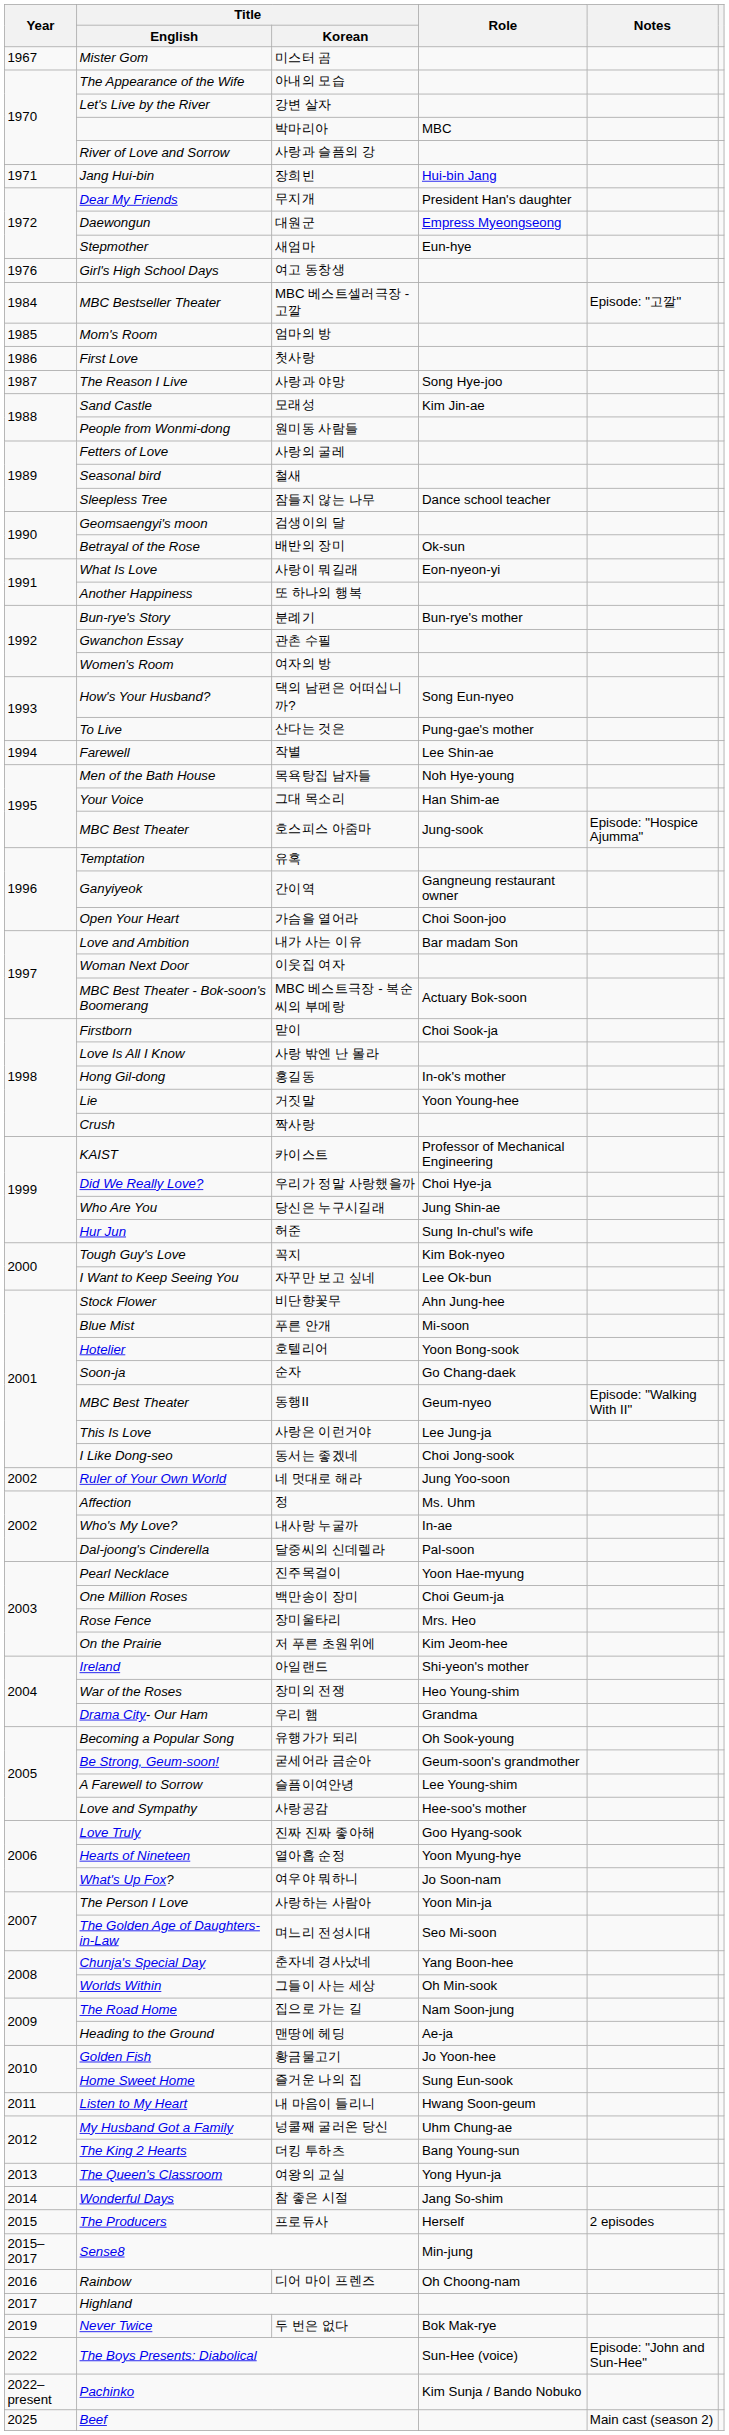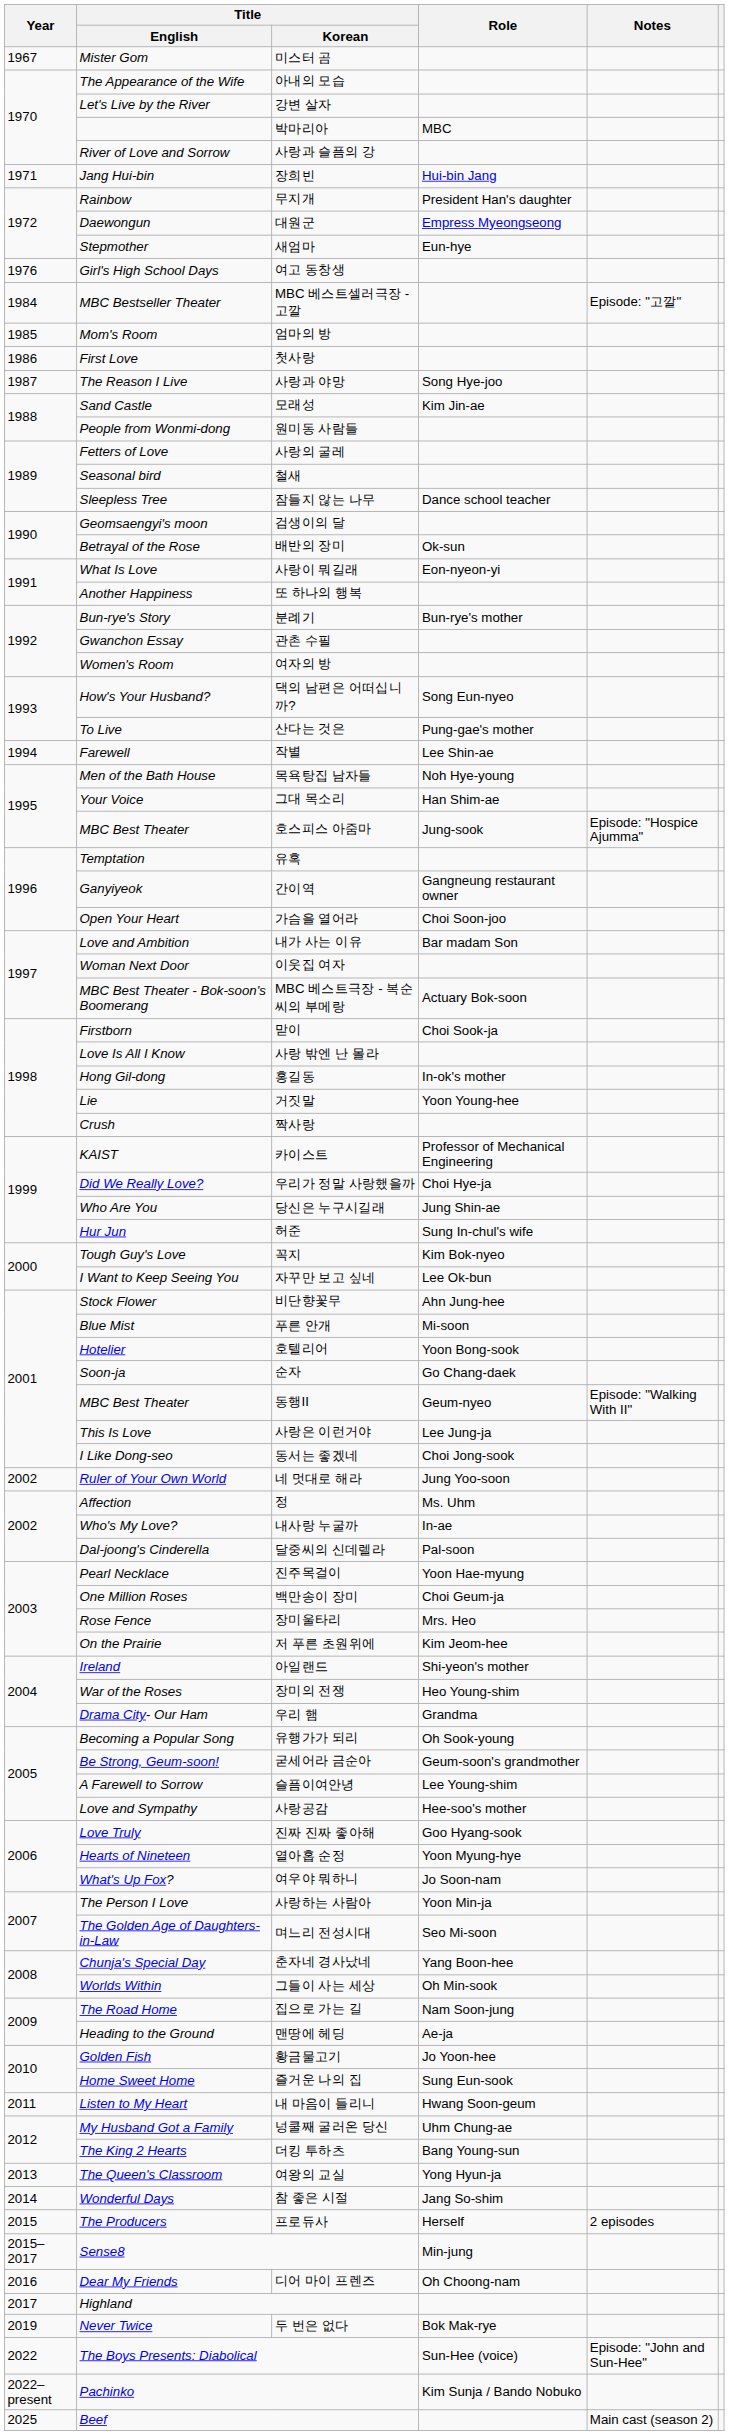(129, 199) Dear My Friends -> (105, 199) Rainbow
(105, 2281) Rainbow -> (129, 2281) Dear My Friends
